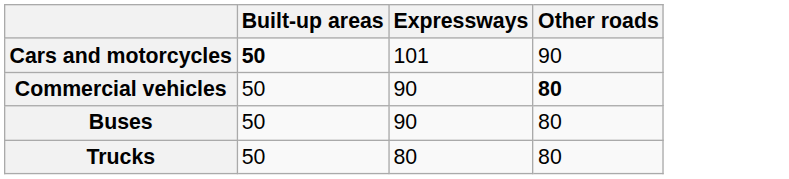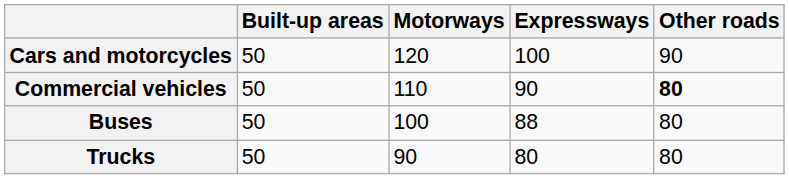+ column: (449, 21)
(254, 55) bold -> (254, 55) normal
(411, 55) 101 -> (532, 55) 100
(405, 122) 90 -> (526, 122) 88
